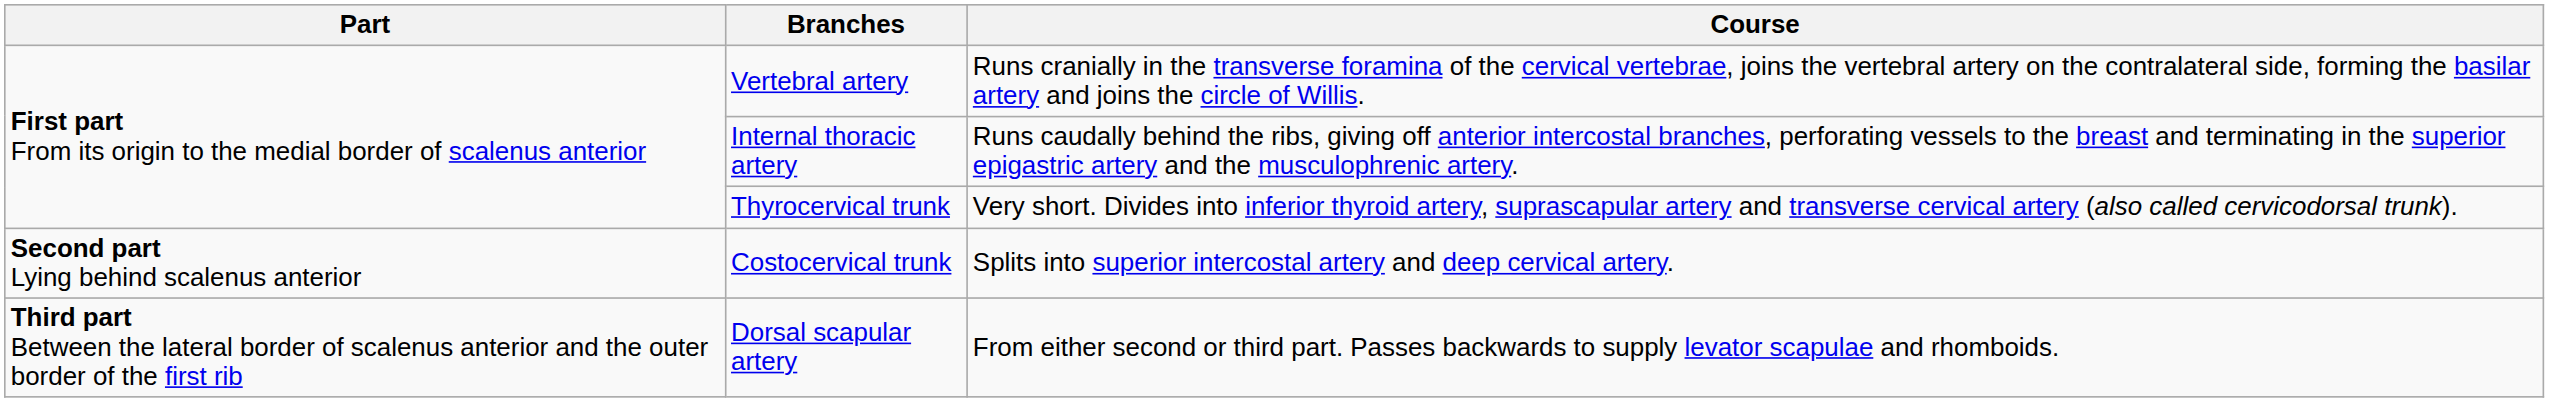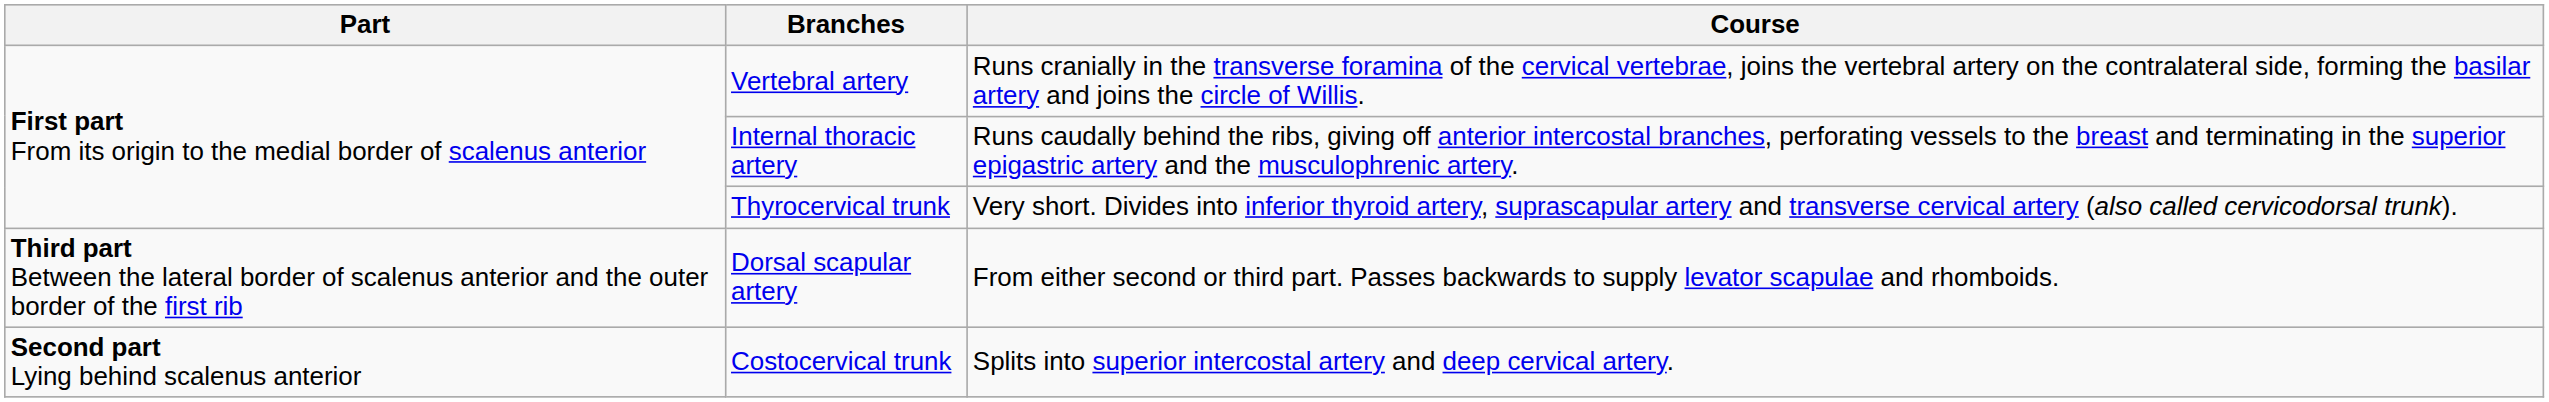rows swapped: (841, 262) <-> (821, 347)
